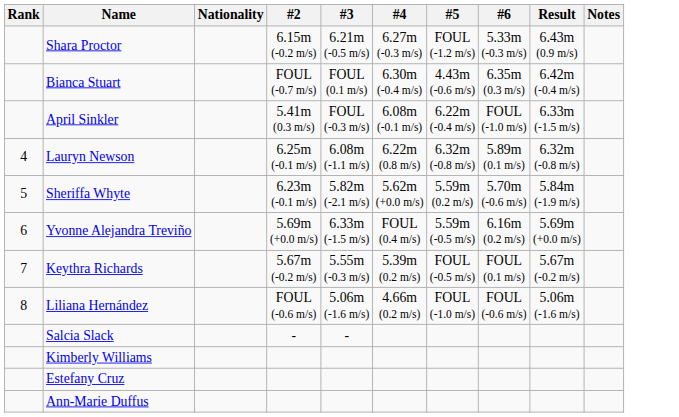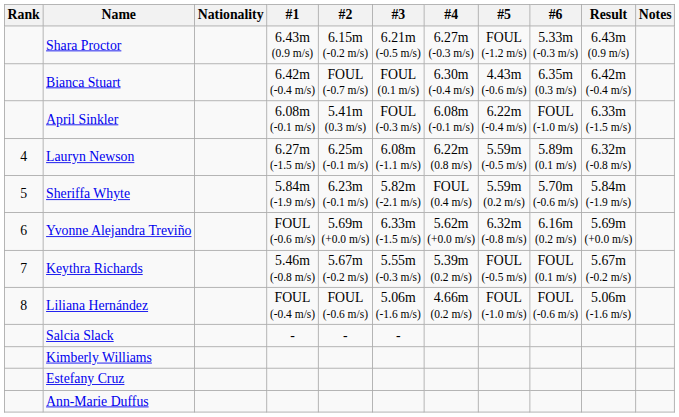+ column: (292, 15)
(452, 156) 6.32m (-0.8 m/s) -> (504, 156) 5.59m (-0.5 m/s)
(400, 194) 5.62m (+0.0 m/s) -> (451, 194) FOUL (0.4 m/s)
(400, 231) FOUL (0.4 m/s) -> (451, 231) 5.62m (+0.0 m/s)
(452, 231) 5.59m (-0.5 m/s) -> (504, 231) 6.32m (-0.8 m/s)
